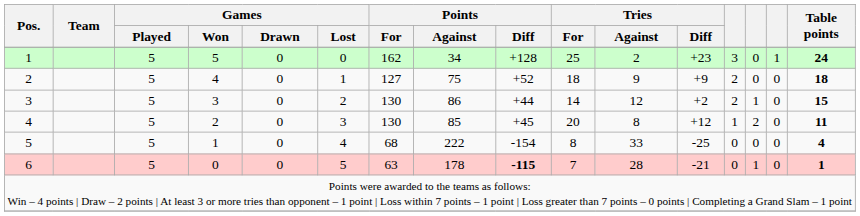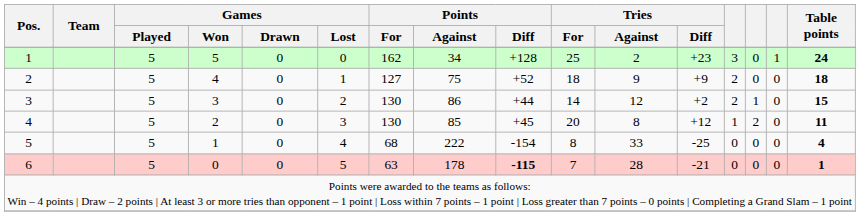(756, 164) 1 -> (756, 164) 0
